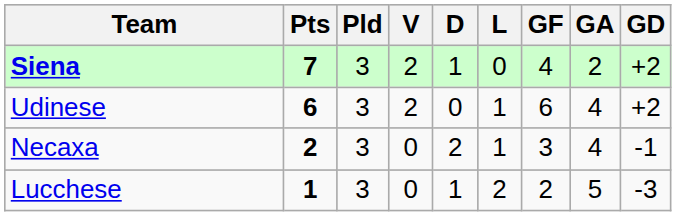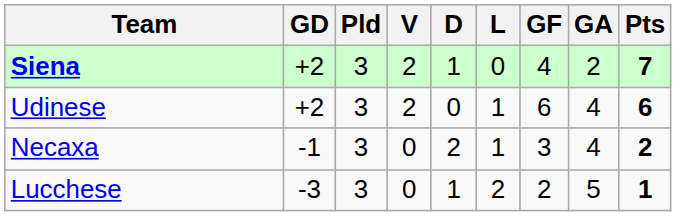columns swapped: (310, 25) <-> (646, 25)
